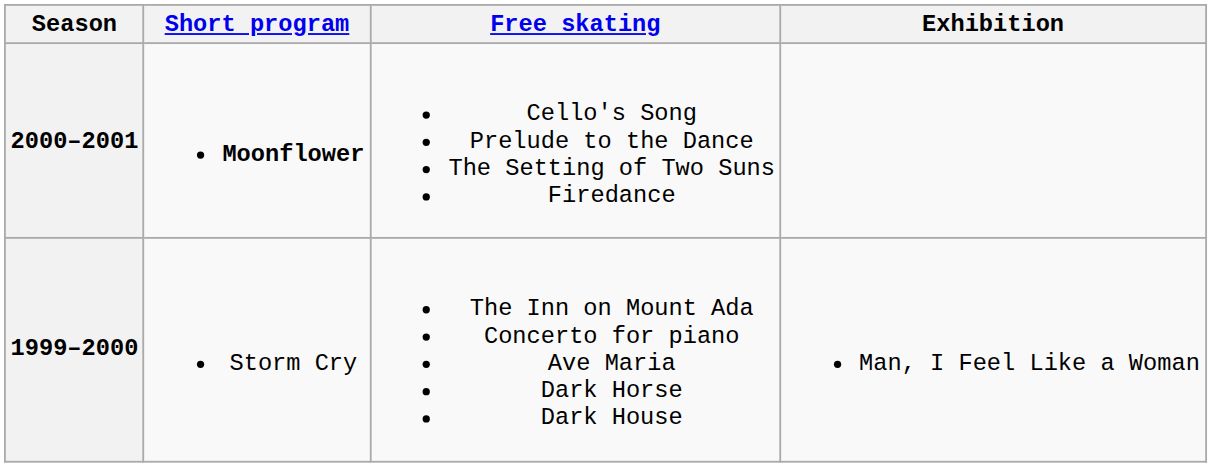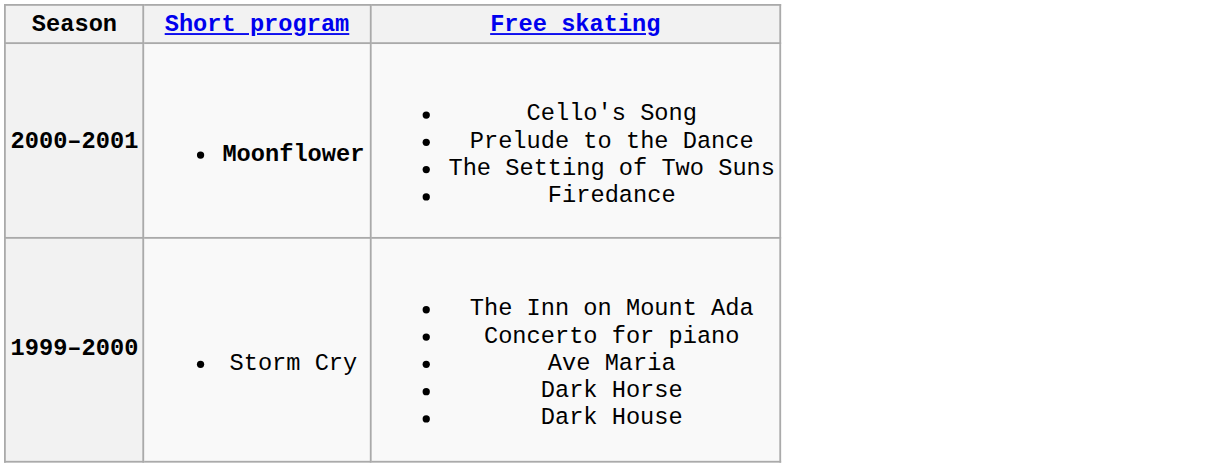- column: (993, 24)
